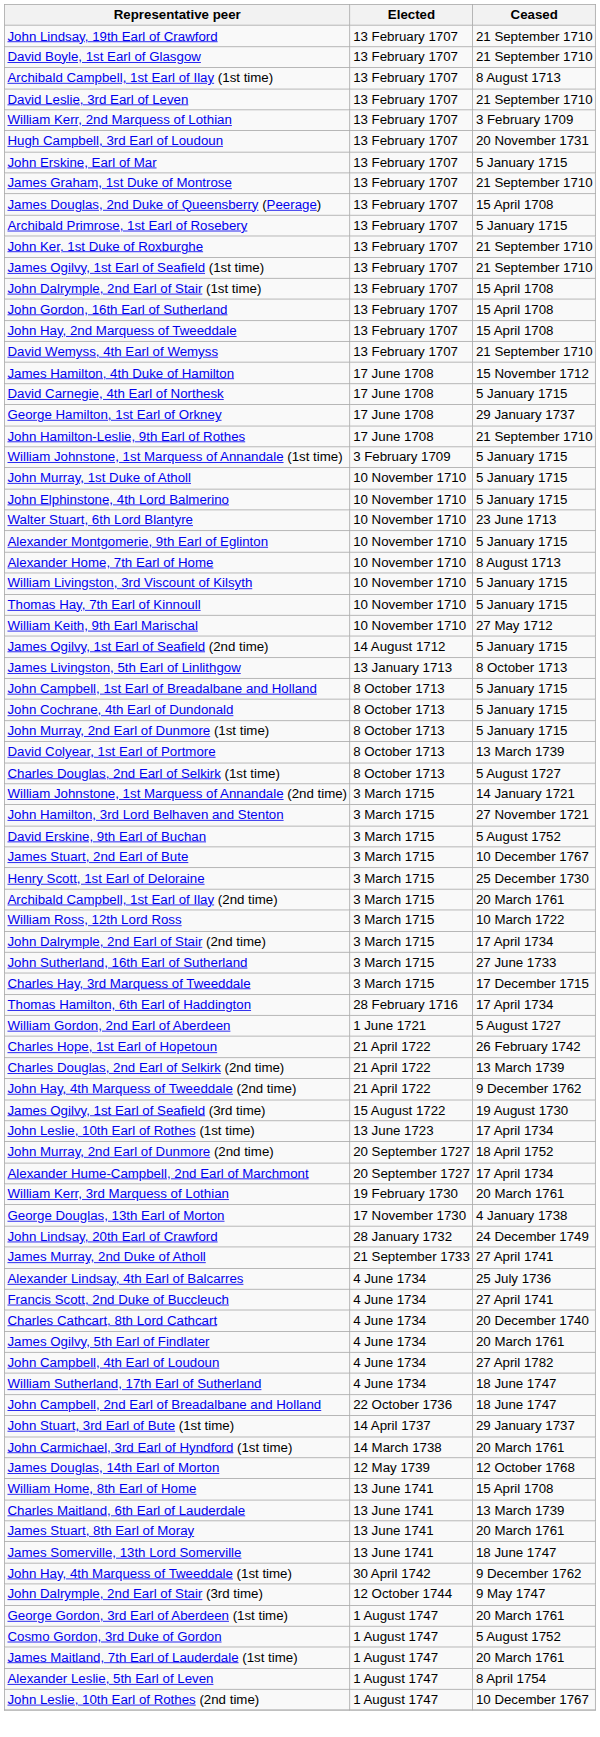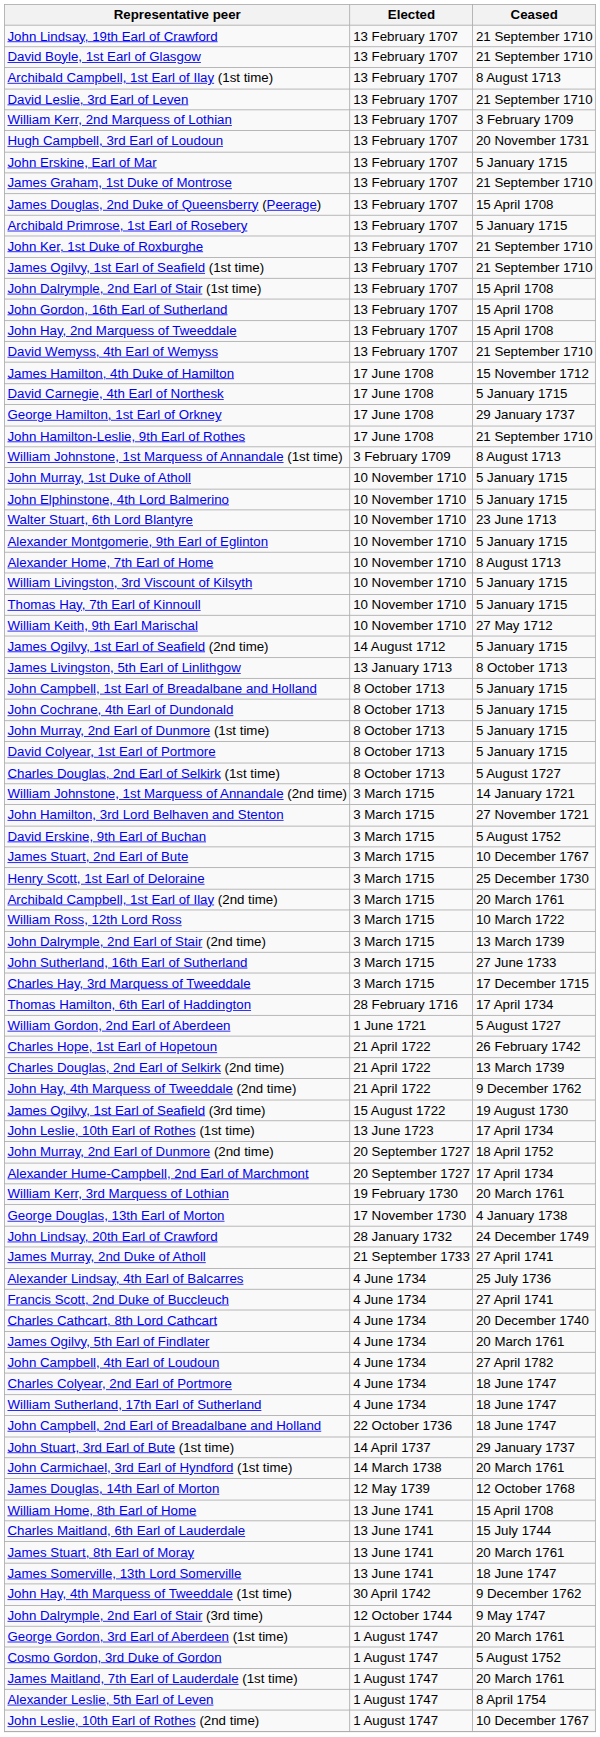(522, 457) 5 January 1715 -> (518, 457) 8 August 1713
(520, 752) 13 March 1739 -> (522, 752) 5 January 1715
(515, 941) 17 April 1734 -> (520, 941) 13 March 1739
+ row: (120, 1384)
(520, 1510) 13 March 1739 -> (514, 1531) 15 July 1744
